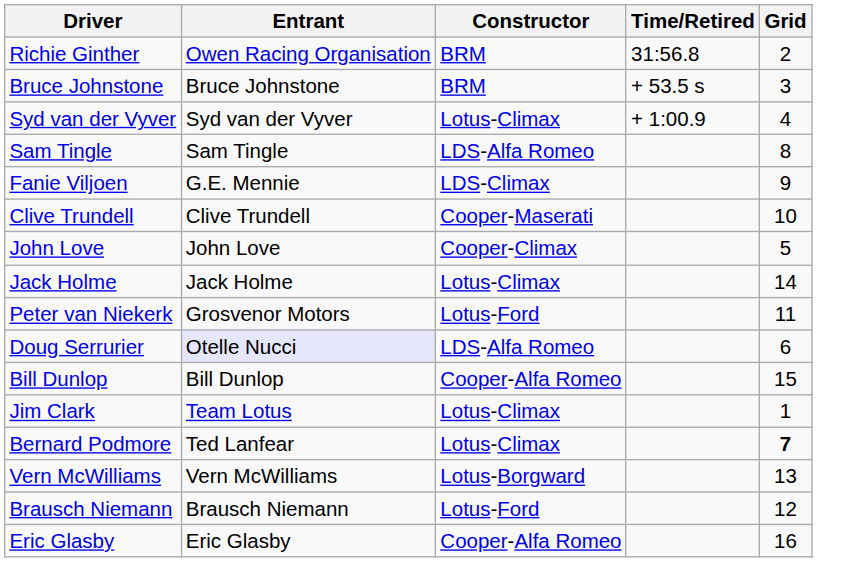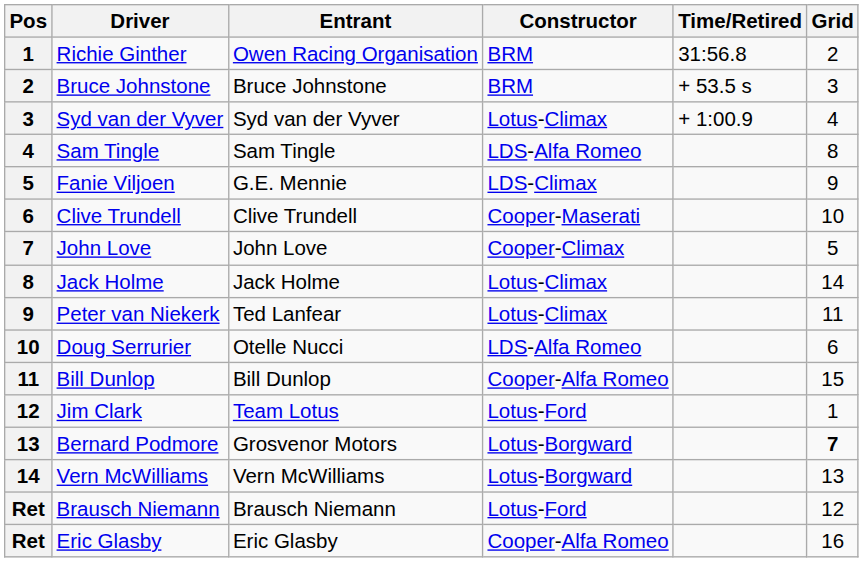+ column: (28, 21)
(268, 313) Grosvenor Motors -> (287, 313) Ted Lanfear
(490, 313) Lotus-Ford -> (547, 313) Lotus-Climax
(241, 346) lavender background -> (288, 346) no background
(500, 411) Lotus-Climax -> (537, 411) Lotus-Ford
(240, 443) Ted Lanfear -> (315, 443) Grosvenor Motors
(500, 443) Lotus-Climax -> (560, 443) Lotus-Borgward
